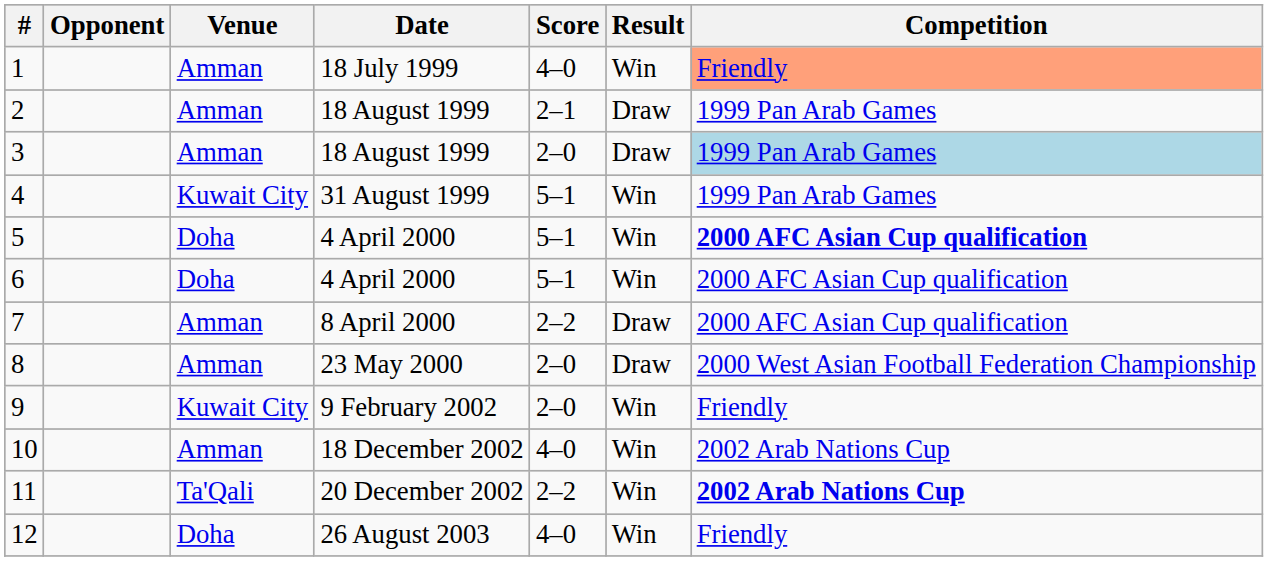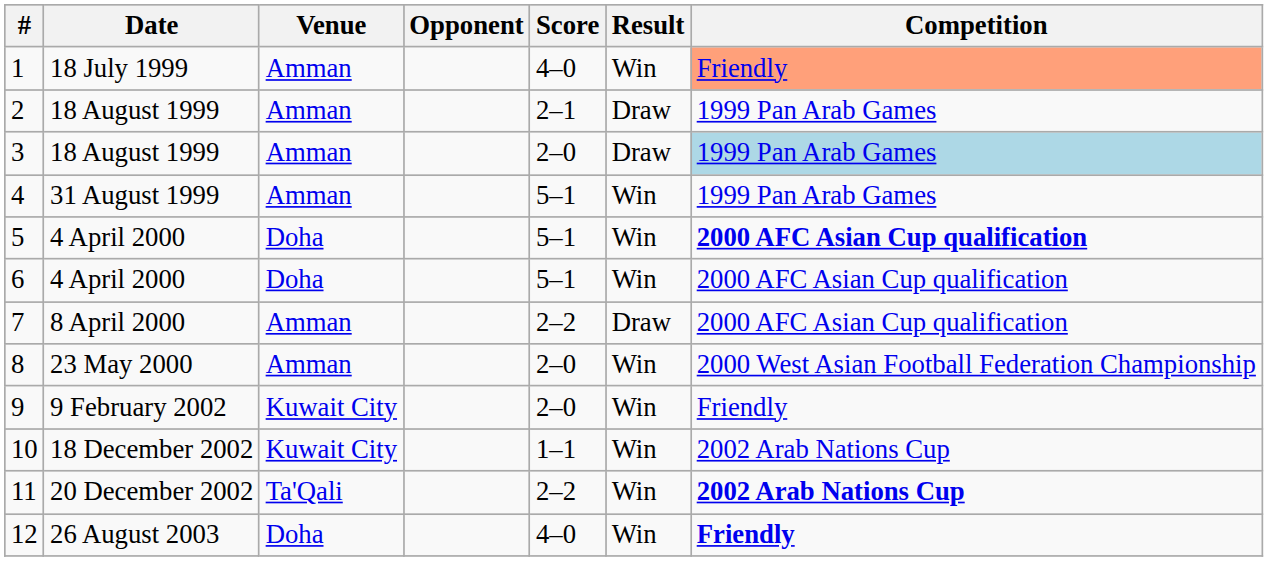columns swapped: (422, 25) <-> (107, 25)
(242, 195) Kuwait City -> (309, 195) Amman
(641, 364) Draw -> (634, 364) Win
(220, 449) Amman -> (331, 449) Kuwait City
(556, 449) 4–0 -> (556, 449) 1–1
(742, 534) normal -> (746, 534) bold
